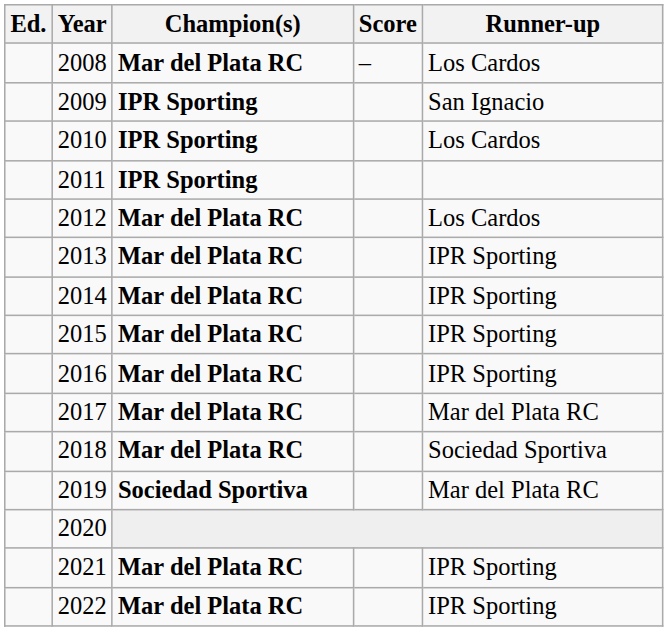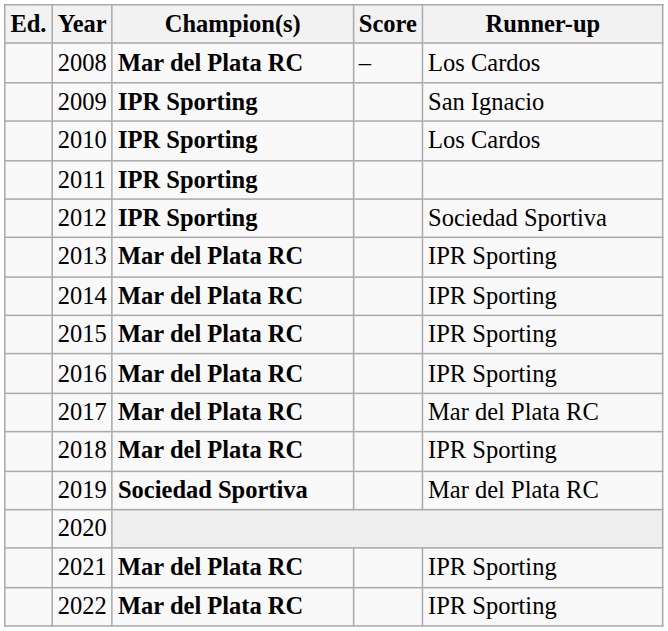(211, 218) Mar del Plata RC -> (188, 218) IPR Sporting
(484, 218) Los Cardos -> (518, 218) Sociedad Sportiva
(518, 450) Sociedad Sportiva -> (492, 450) IPR Sporting
